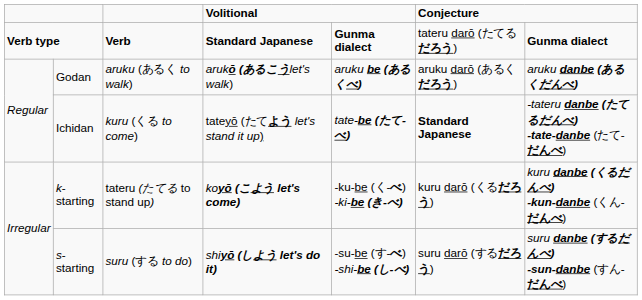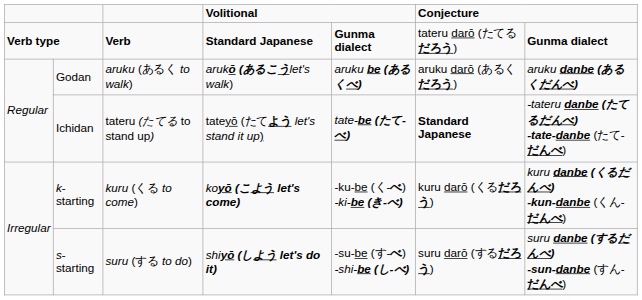(139, 128) kuru (くる to come) -> (148, 128) tateru (たてる to stand up)
(148, 195) tateru (たてる to stand up) -> (139, 195) kuru (くる to come)
